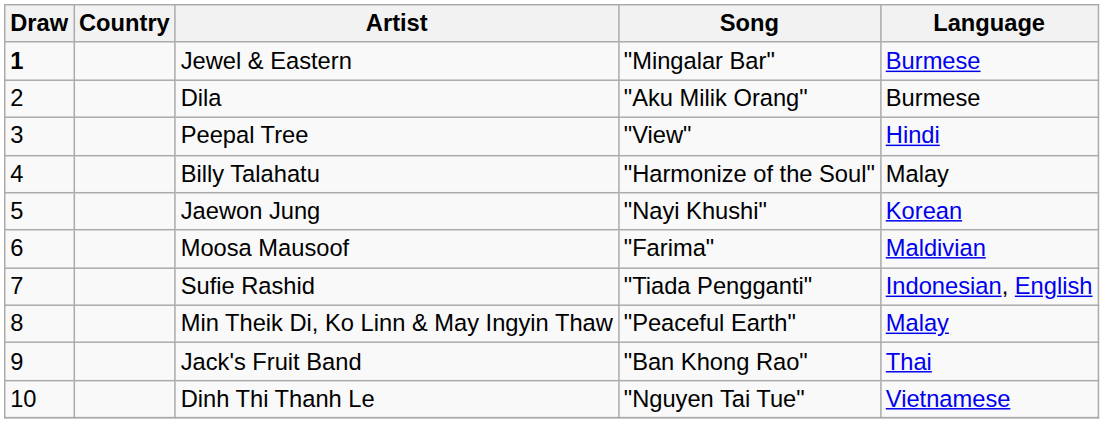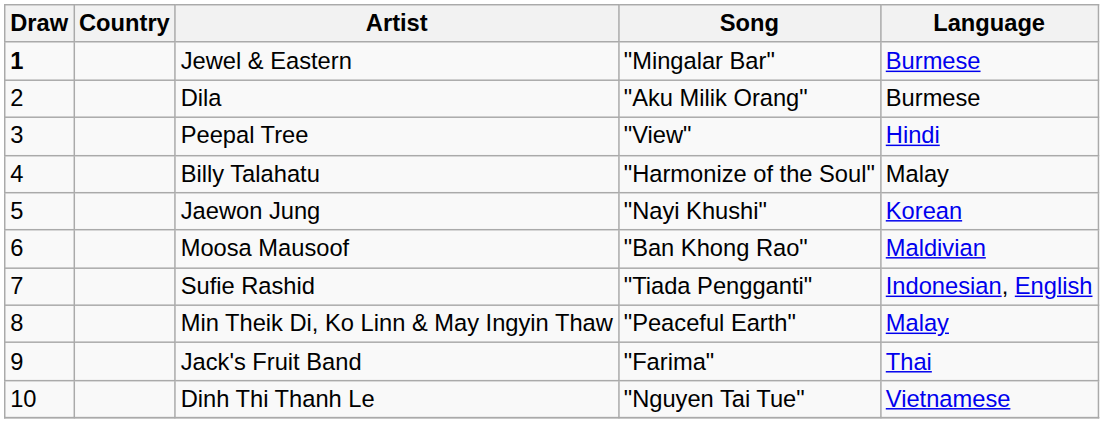(669, 248) "Farima" -> (716, 248) "Ban Khong Rao"
(716, 361) "Ban Khong Rao" -> (669, 361) "Farima"
